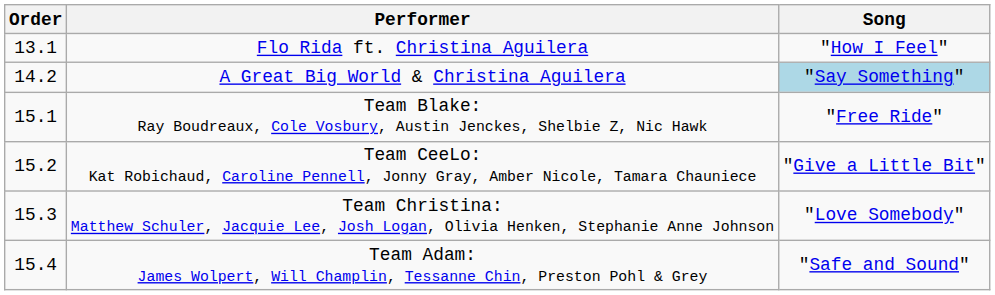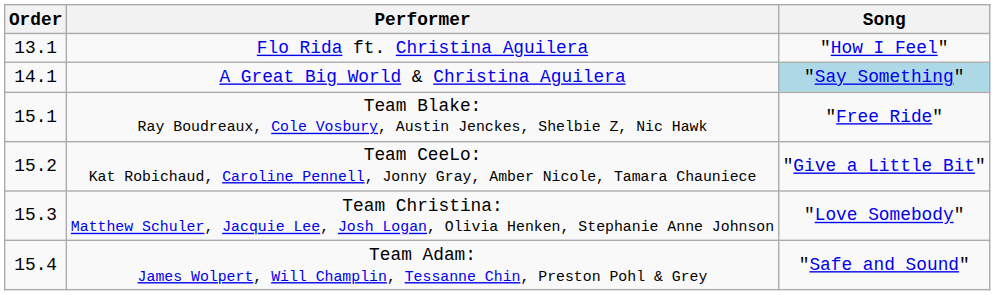(36, 77) 14.2 -> (36, 77) 14.1
